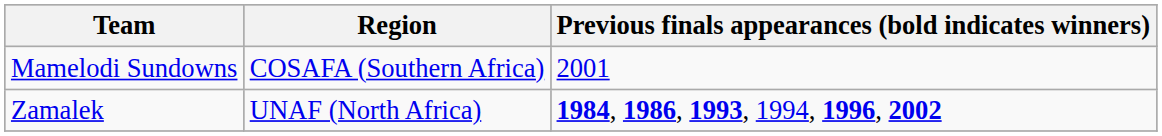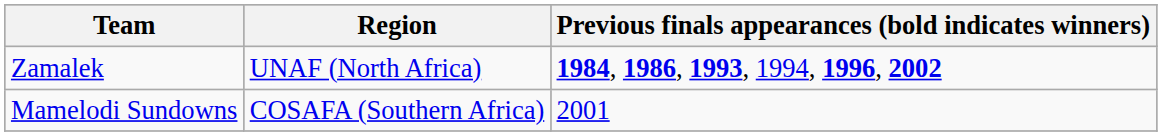rows swapped: (124, 67) <-> (57, 109)
